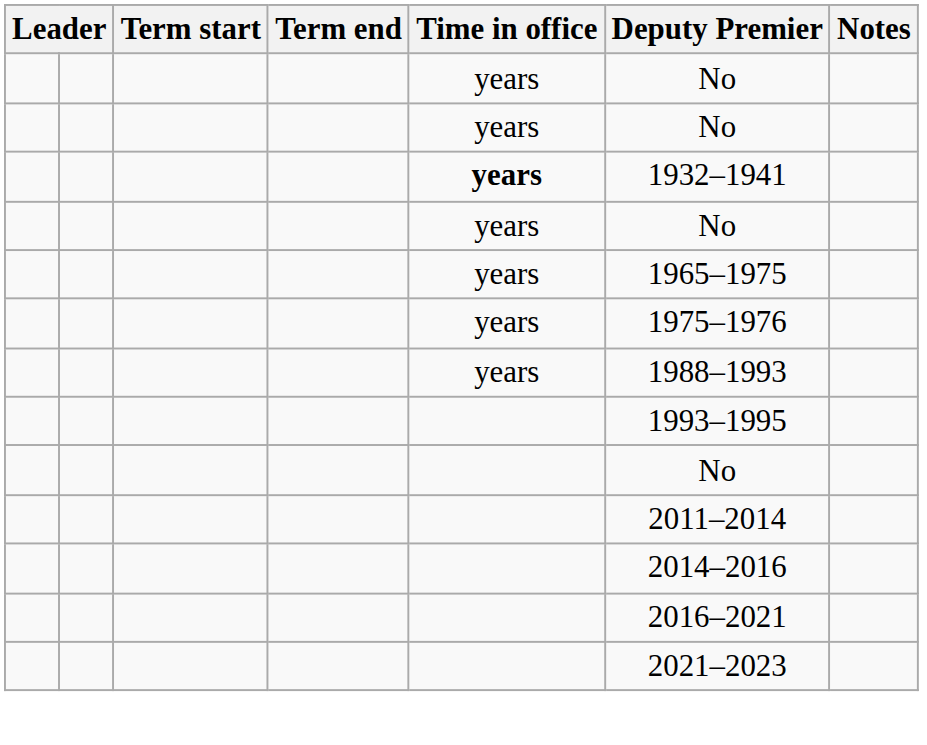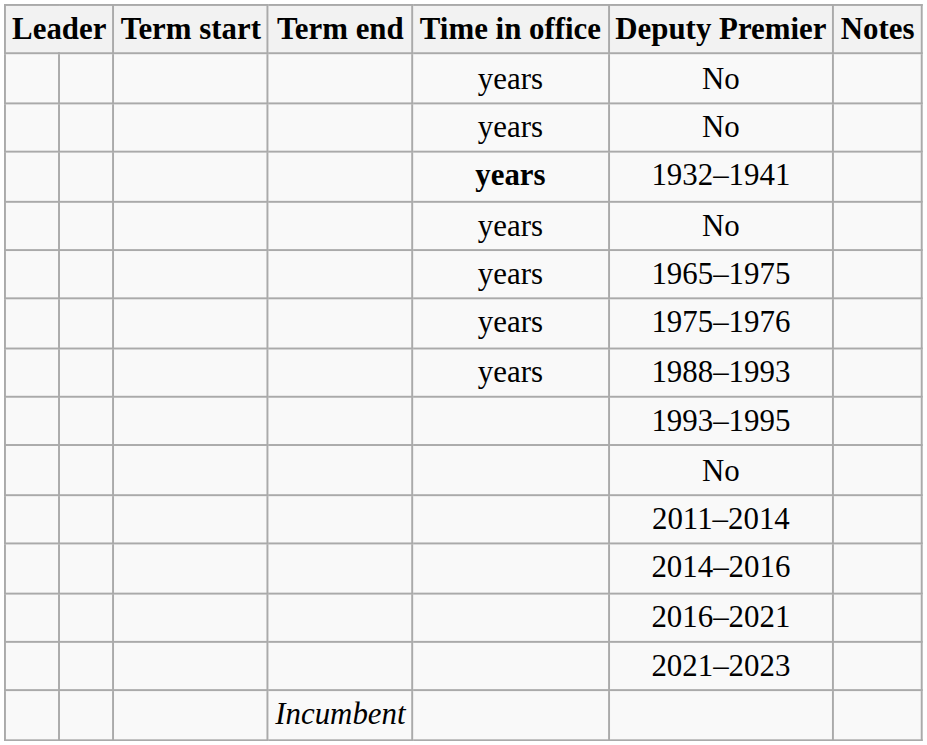+ row: (32, 715)
